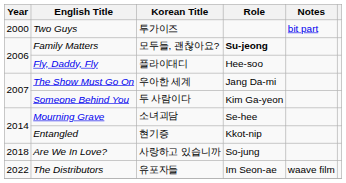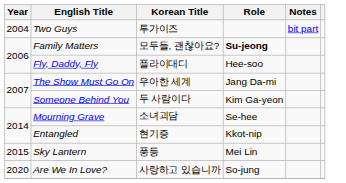(18, 29) 2000 -> (18, 29) 2004
+ row: (60, 152)
(18, 152) 2018 -> (18, 169) 2020
- row: (68, 169)
